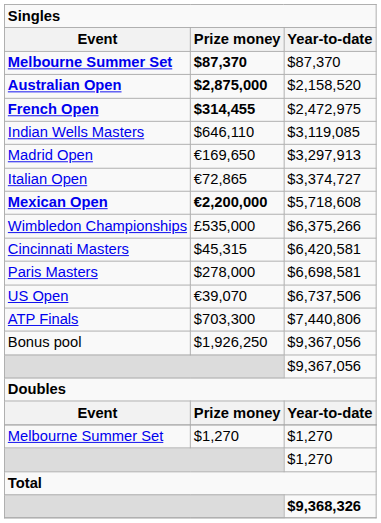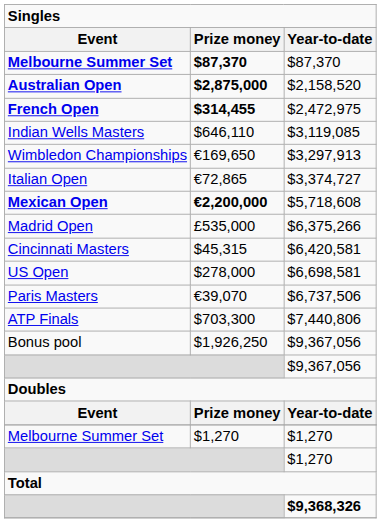(50, 156) Madrid Open -> (97, 156) Wimbledon Championships
(97, 226) Wimbledon Championships -> (50, 226) Madrid Open
(53, 272) Paris Masters -> (38, 272) US Open
(38, 296) US Open -> (53, 296) Paris Masters
